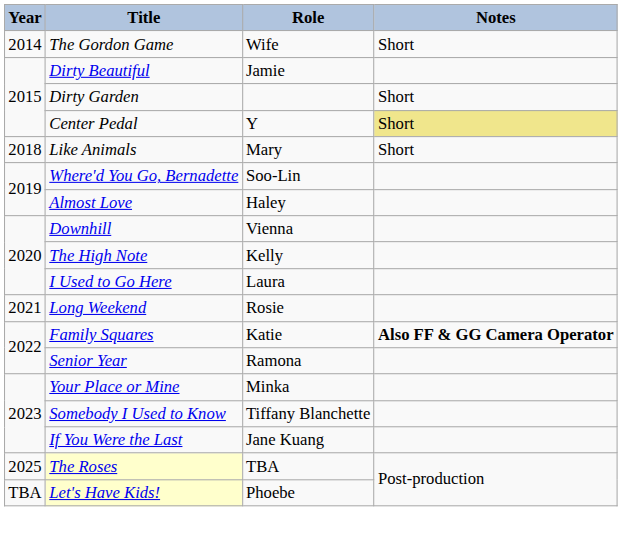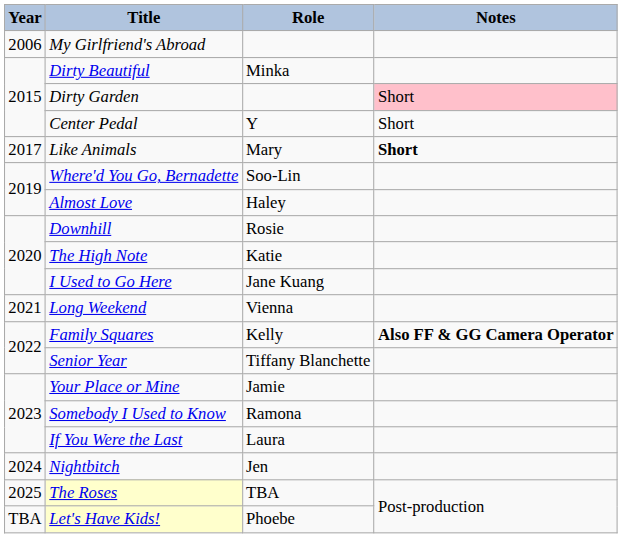+ row: (127, 44)
- row: (111, 44)
(265, 70) Jamie -> (268, 70) Minka
(396, 96) no background -> (396, 96) pink background
(396, 123) khaki background -> (396, 123) no background
(25, 149) 2018 -> (25, 149) 2017
(396, 149) normal -> (398, 149) bold
(270, 228) Vienna -> (265, 228) Rosie
(264, 255) Kelly -> (264, 255) Katie
(265, 281) Laura -> (285, 281) Jane Kuang
(265, 307) Rosie -> (270, 307) Vienna
(264, 334) Katie -> (264, 334) Kelly
(274, 360) Ramona -> (308, 360) Tiffany Blanchette
(268, 387) Minka -> (265, 387) Jamie
(308, 413) Tiffany Blanchette -> (274, 413) Ramona
(285, 439) Jane Kuang -> (265, 439) Laura
+ row: (84, 466)
